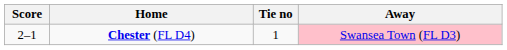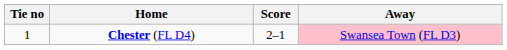columns swapped: (276, 14) <-> (27, 14)
